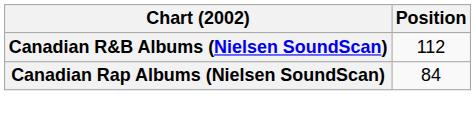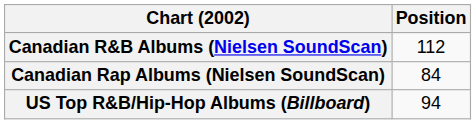+ row: (198, 103)
